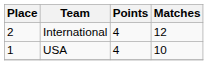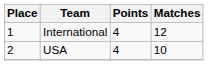(10, 32) 2 -> (10, 32) 1
(10, 50) 1 -> (10, 50) 2
